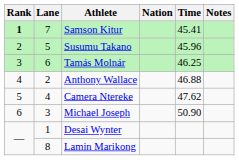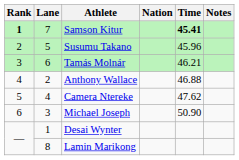(189, 29) normal -> (189, 29) bold
(189, 63) 46.25 -> (189, 63) 46.21
